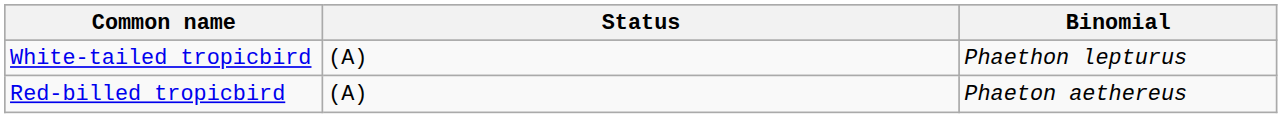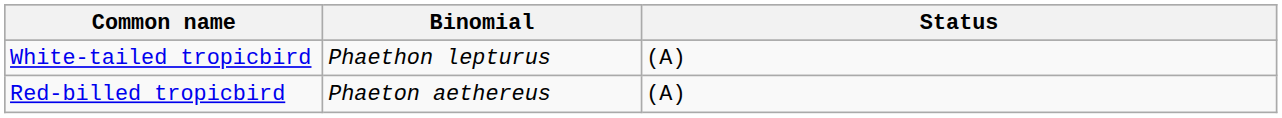columns swapped: (1118, 23) <-> (641, 23)
